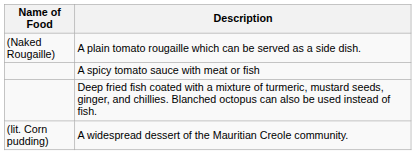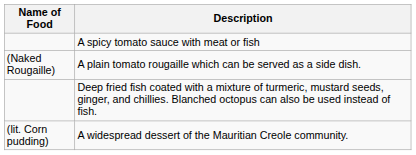rows swapped: (169, 71) <-> (219, 48)
